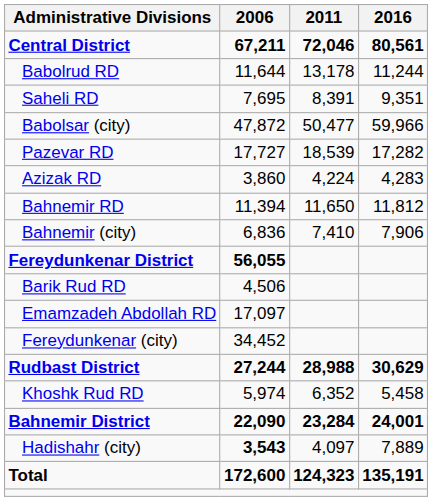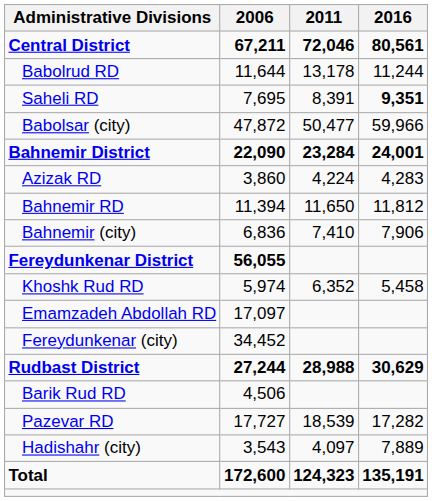(402, 98) normal -> (402, 98) bold
rows swapped: (79, 421) <-> (68, 152)
rows swapped: (74, 286) <-> (83, 394)
(264, 448) bold -> (264, 448) normal
